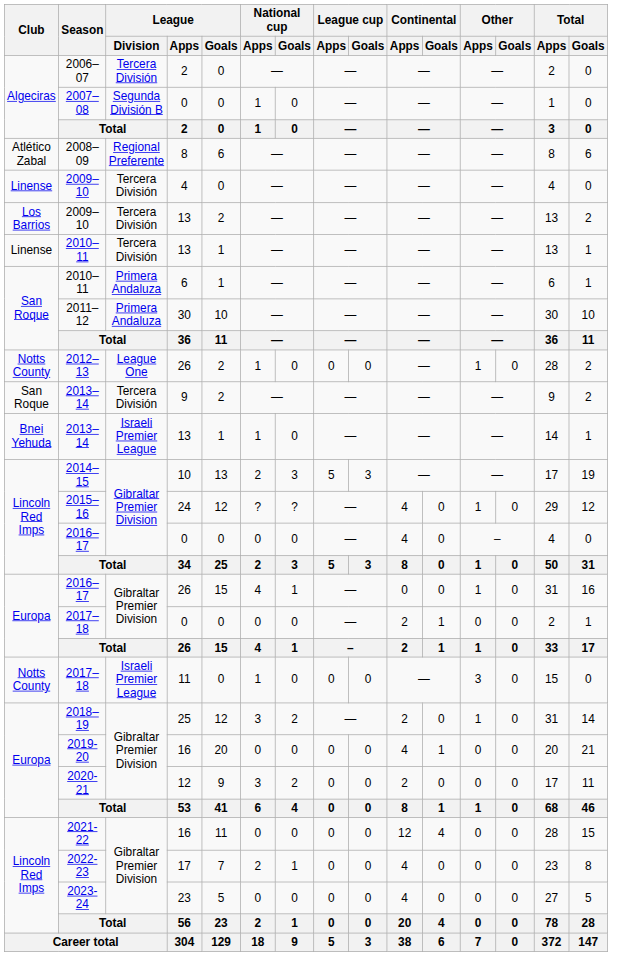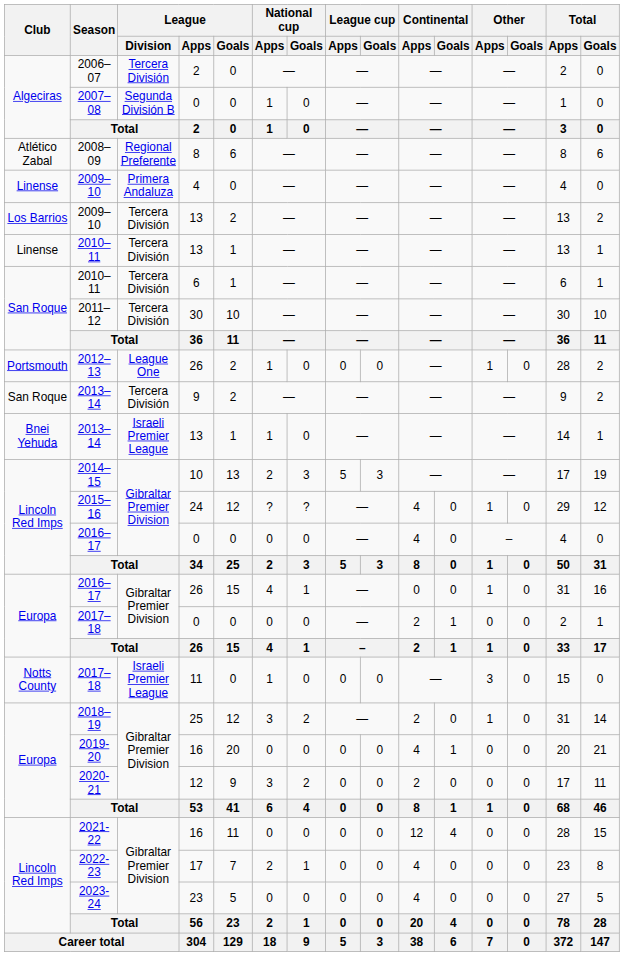(136, 186) Tercera División -> (148, 186) Primera Andaluza
(136, 282) Primera Andaluza -> (148, 282) Tercera División
(136, 314) Primera Andaluza -> (148, 314) Tercera División
(31, 365) Notts County -> (37, 365) Portsmouth
